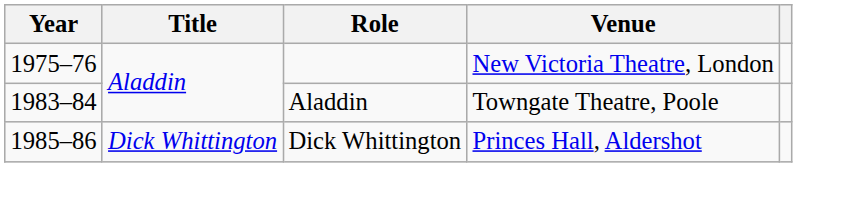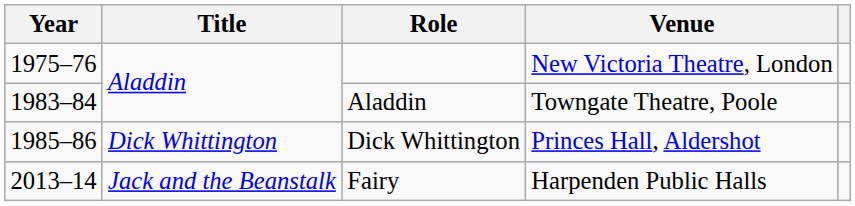+ row: (373, 180)
